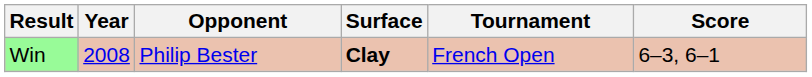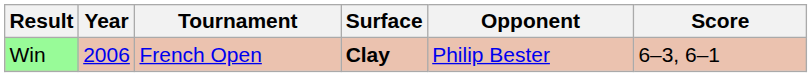columns swapped: (530, 21) <-> (238, 21)
(107, 54) 2008 -> (107, 54) 2006
